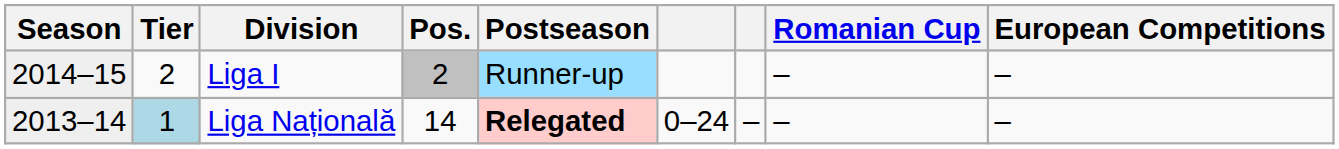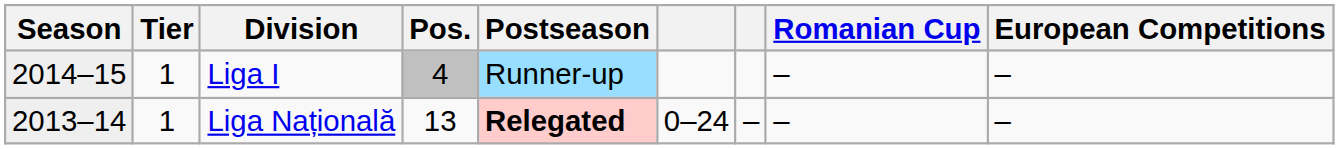(167, 74) 2 -> (167, 74) 1
(440, 74) 2 -> (440, 74) 4
(167, 120) lightblue background -> (167, 120) no background
(440, 120) 14 -> (440, 120) 13
